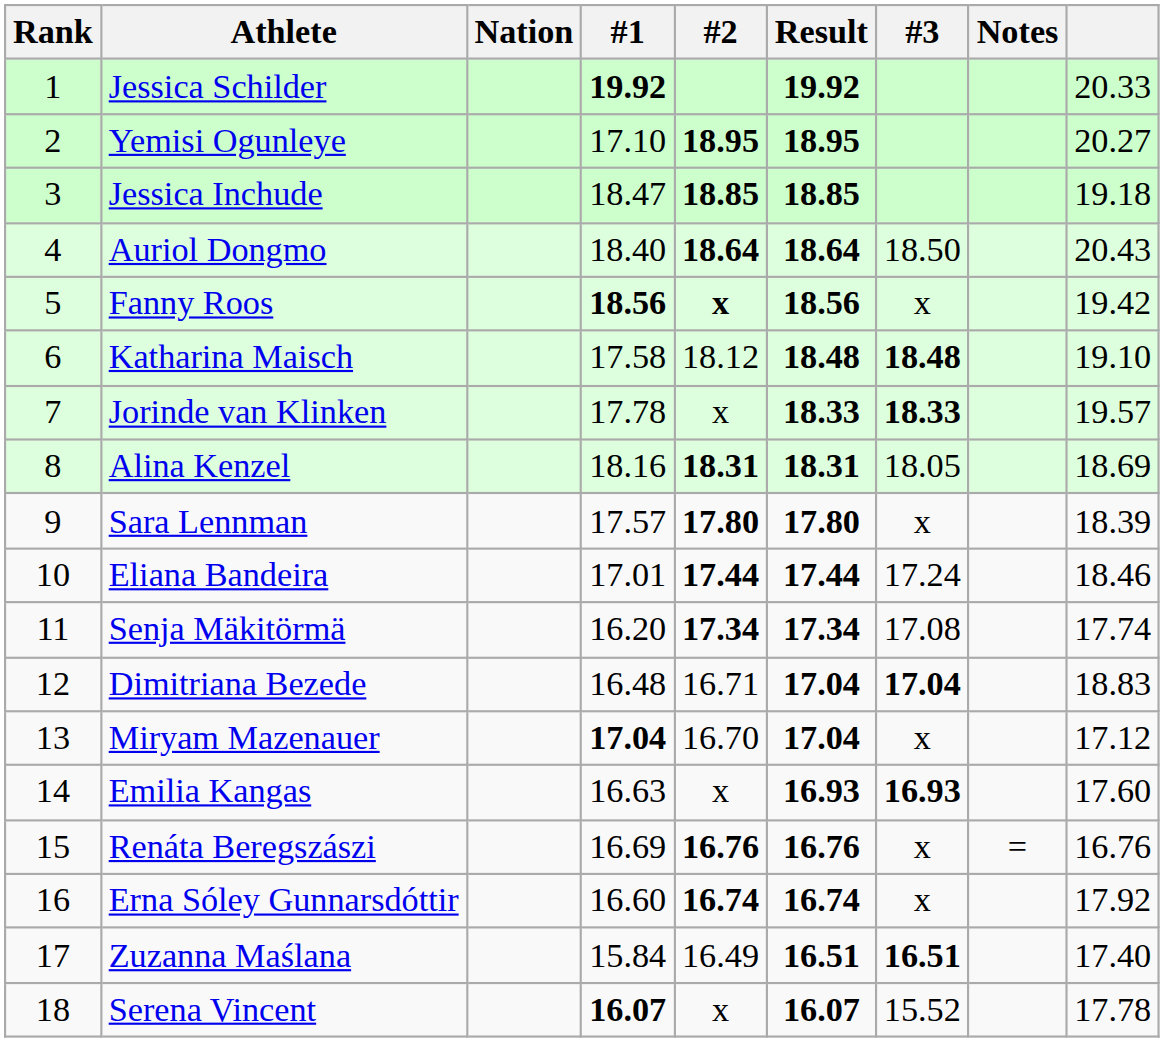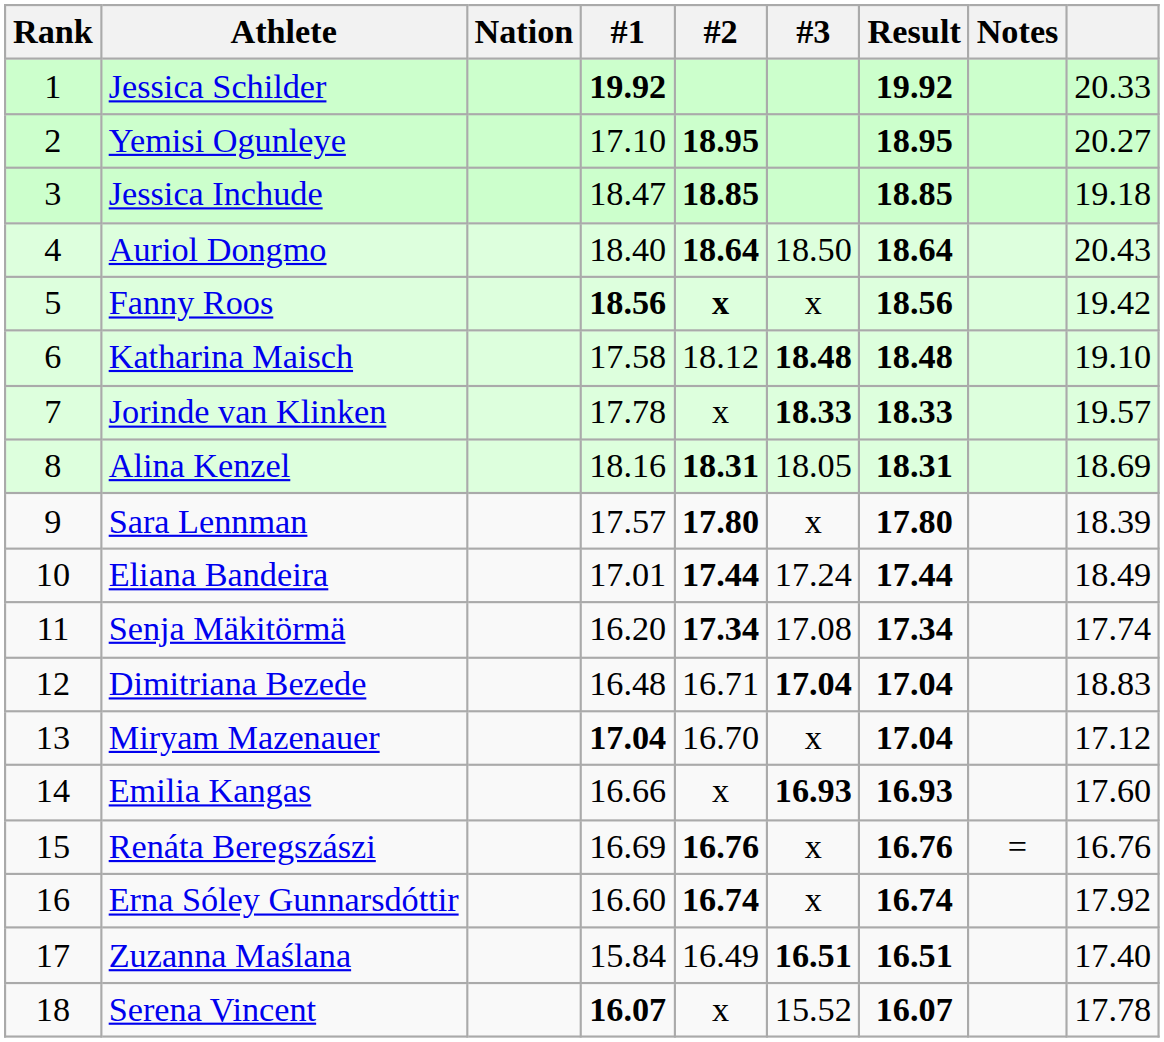columns swapped: (922, 31) <-> (821, 31)
(1113, 574) 18.46 -> (1113, 574) 18.49
(628, 791) 16.63 -> (628, 791) 16.66
